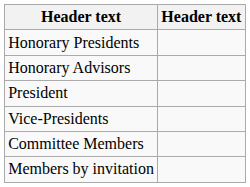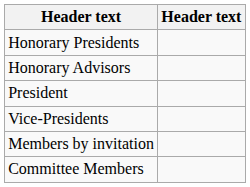rows swapped: (76, 144) <-> (81, 169)
